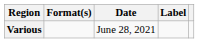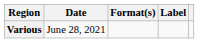columns swapped: (126, 12) <-> (69, 12)
